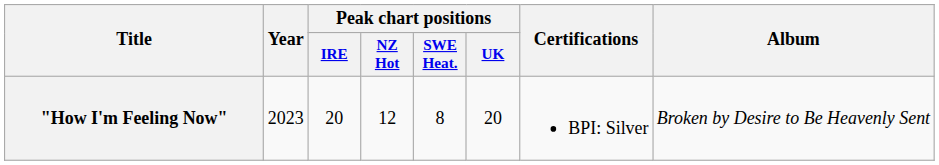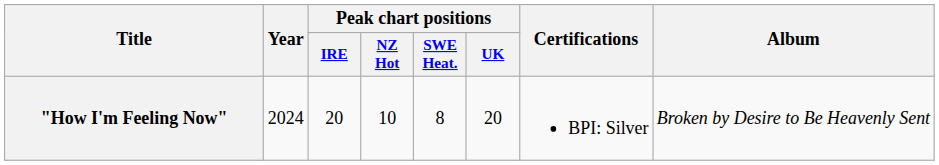(286, 118) 2023 -> (286, 118) 2024
(387, 118) 12 -> (387, 118) 10
